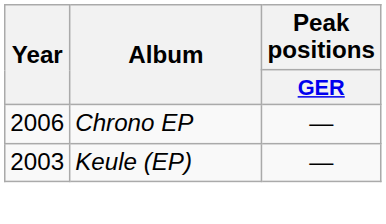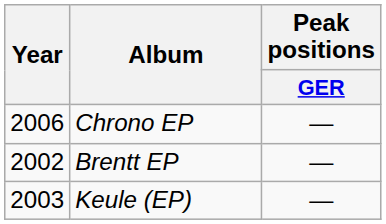+ row: (127, 161)
